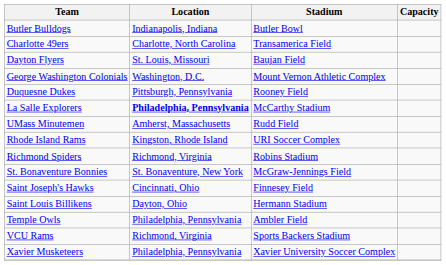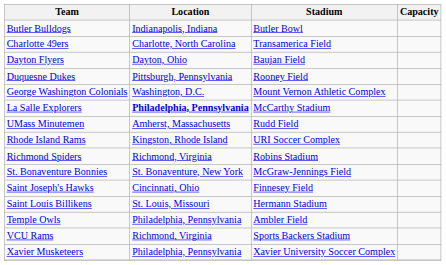(171, 60) St. Louis, Missouri -> (160, 60) Dayton, Ohio
rows swapped: (41, 92) <-> (67, 76)
(160, 204) Dayton, Ohio -> (171, 204) St. Louis, Missouri
